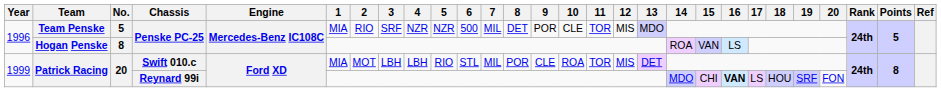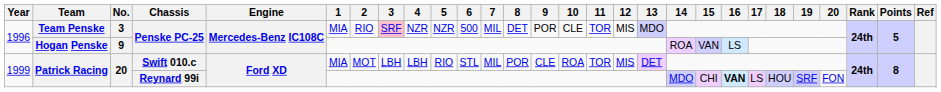(121, 29) 5 -> (121, 29) 3
(391, 29) no background -> (391, 29) pink background
(121, 45) 8 -> (121, 45) 9
